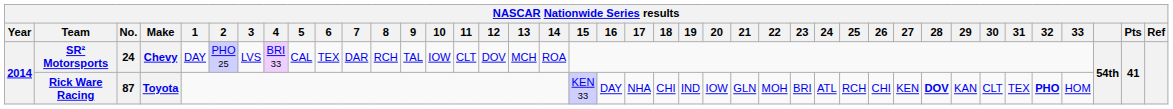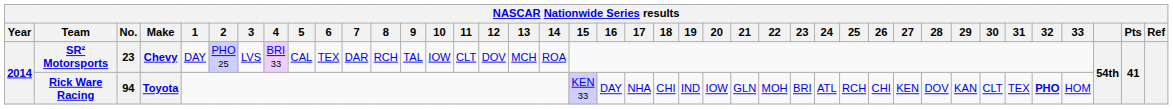(128, 57) 24 -> (128, 57) 23
(128, 88) 87 -> (128, 88) 94
(937, 88) bold -> (937, 88) normal
